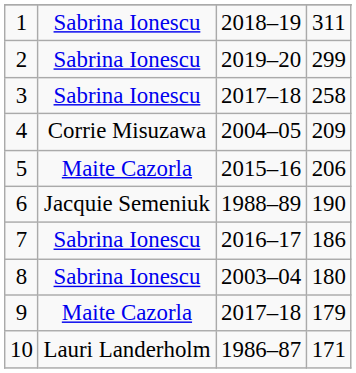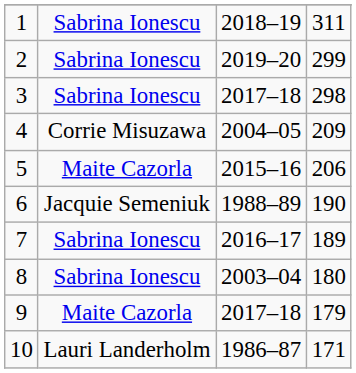(329, 95) 258 -> (329, 95) 298
(329, 240) 186 -> (329, 240) 189
